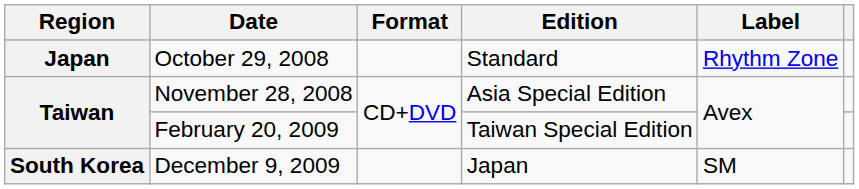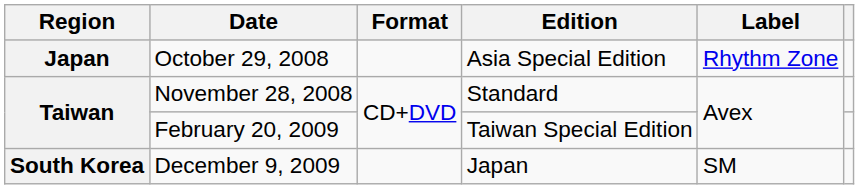(513, 58) Standard -> (566, 58) Asia Special Edition
(566, 93) Asia Special Edition -> (513, 93) Standard
